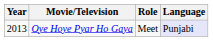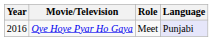(17, 28) 2013 -> (17, 28) 2016
